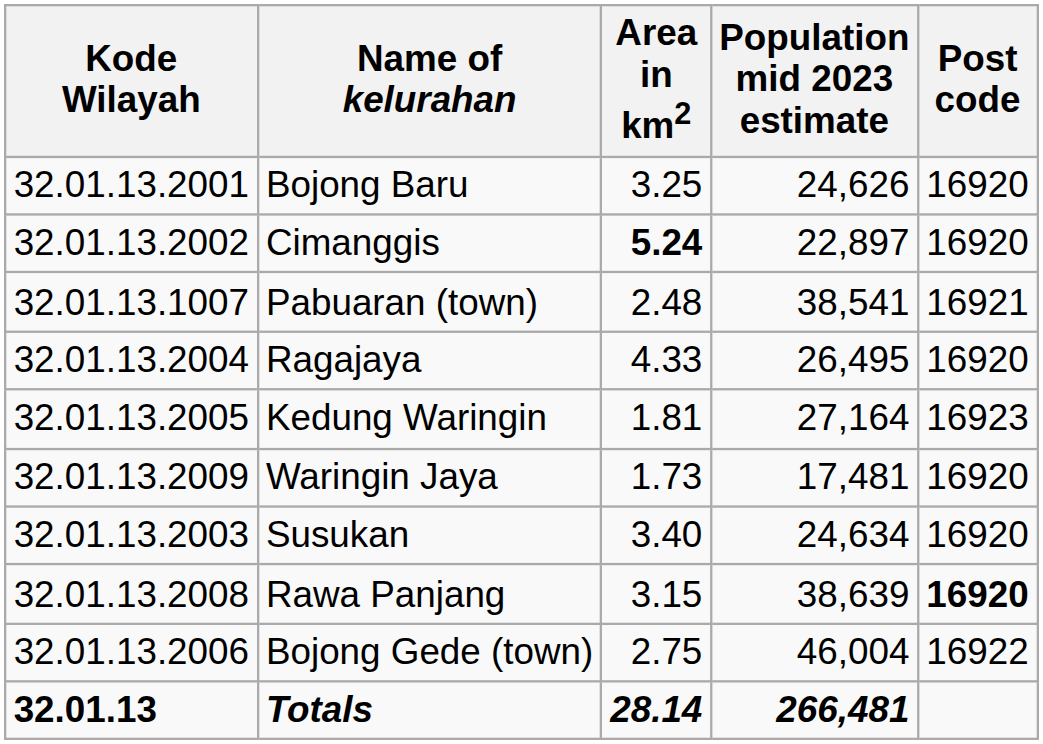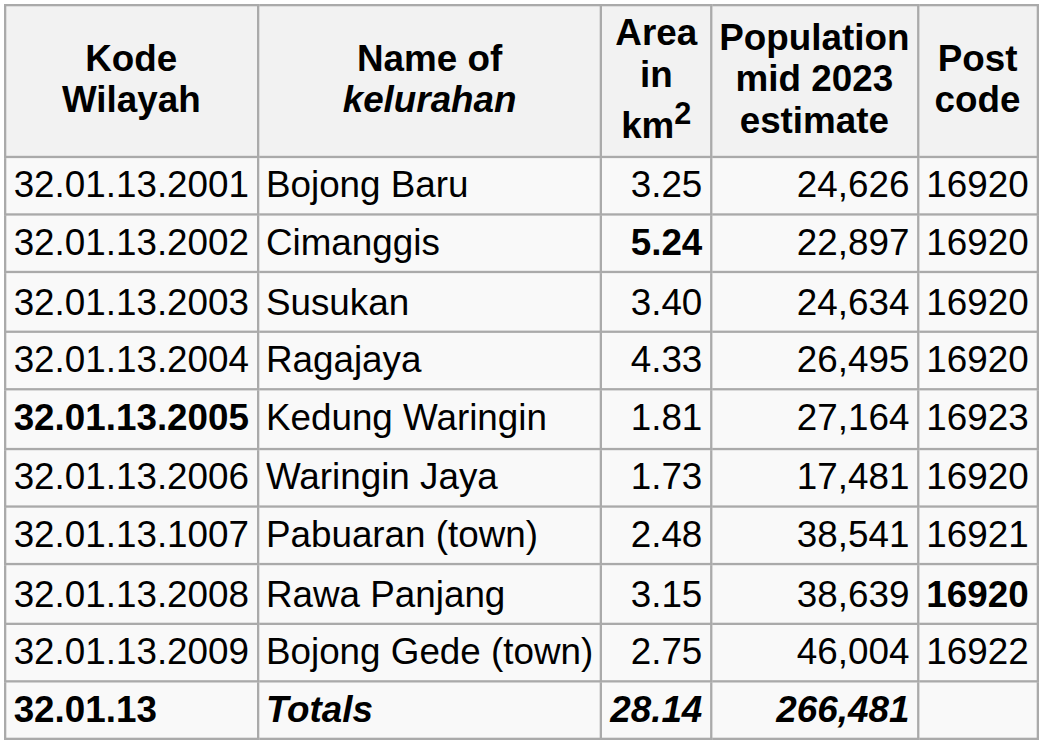rows swapped: (338, 534) <-> (402, 301)
(131, 418) normal -> (131, 418) bold
(131, 476) 32.01.13.2009 -> (131, 476) 32.01.13.2006
(131, 651) 32.01.13.2006 -> (131, 651) 32.01.13.2009
